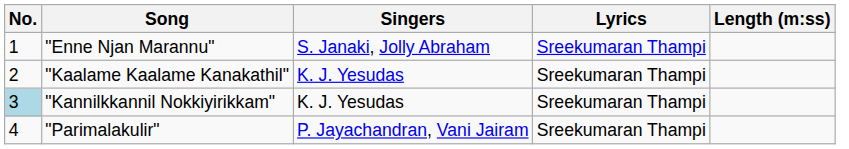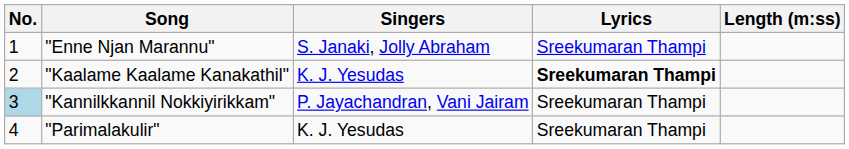(621, 75) normal -> (626, 75) bold
(350, 102) K. J. Yesudas -> (413, 102) P. Jayachandran, Vani Jairam
(413, 130) P. Jayachandran, Vani Jairam -> (350, 130) K. J. Yesudas
